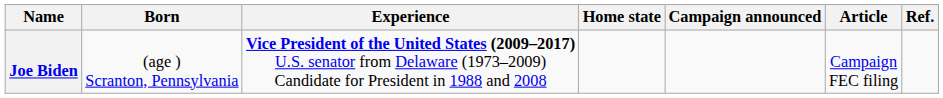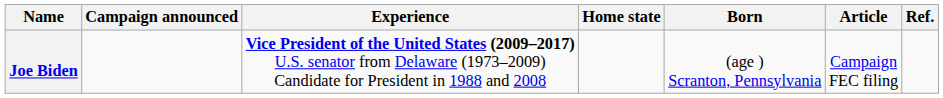columns swapped: (162, 17) <-> (745, 17)
